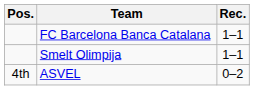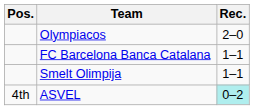+ row: (73, 34)
(233, 74) no background -> (233, 94) paleturquoise background
